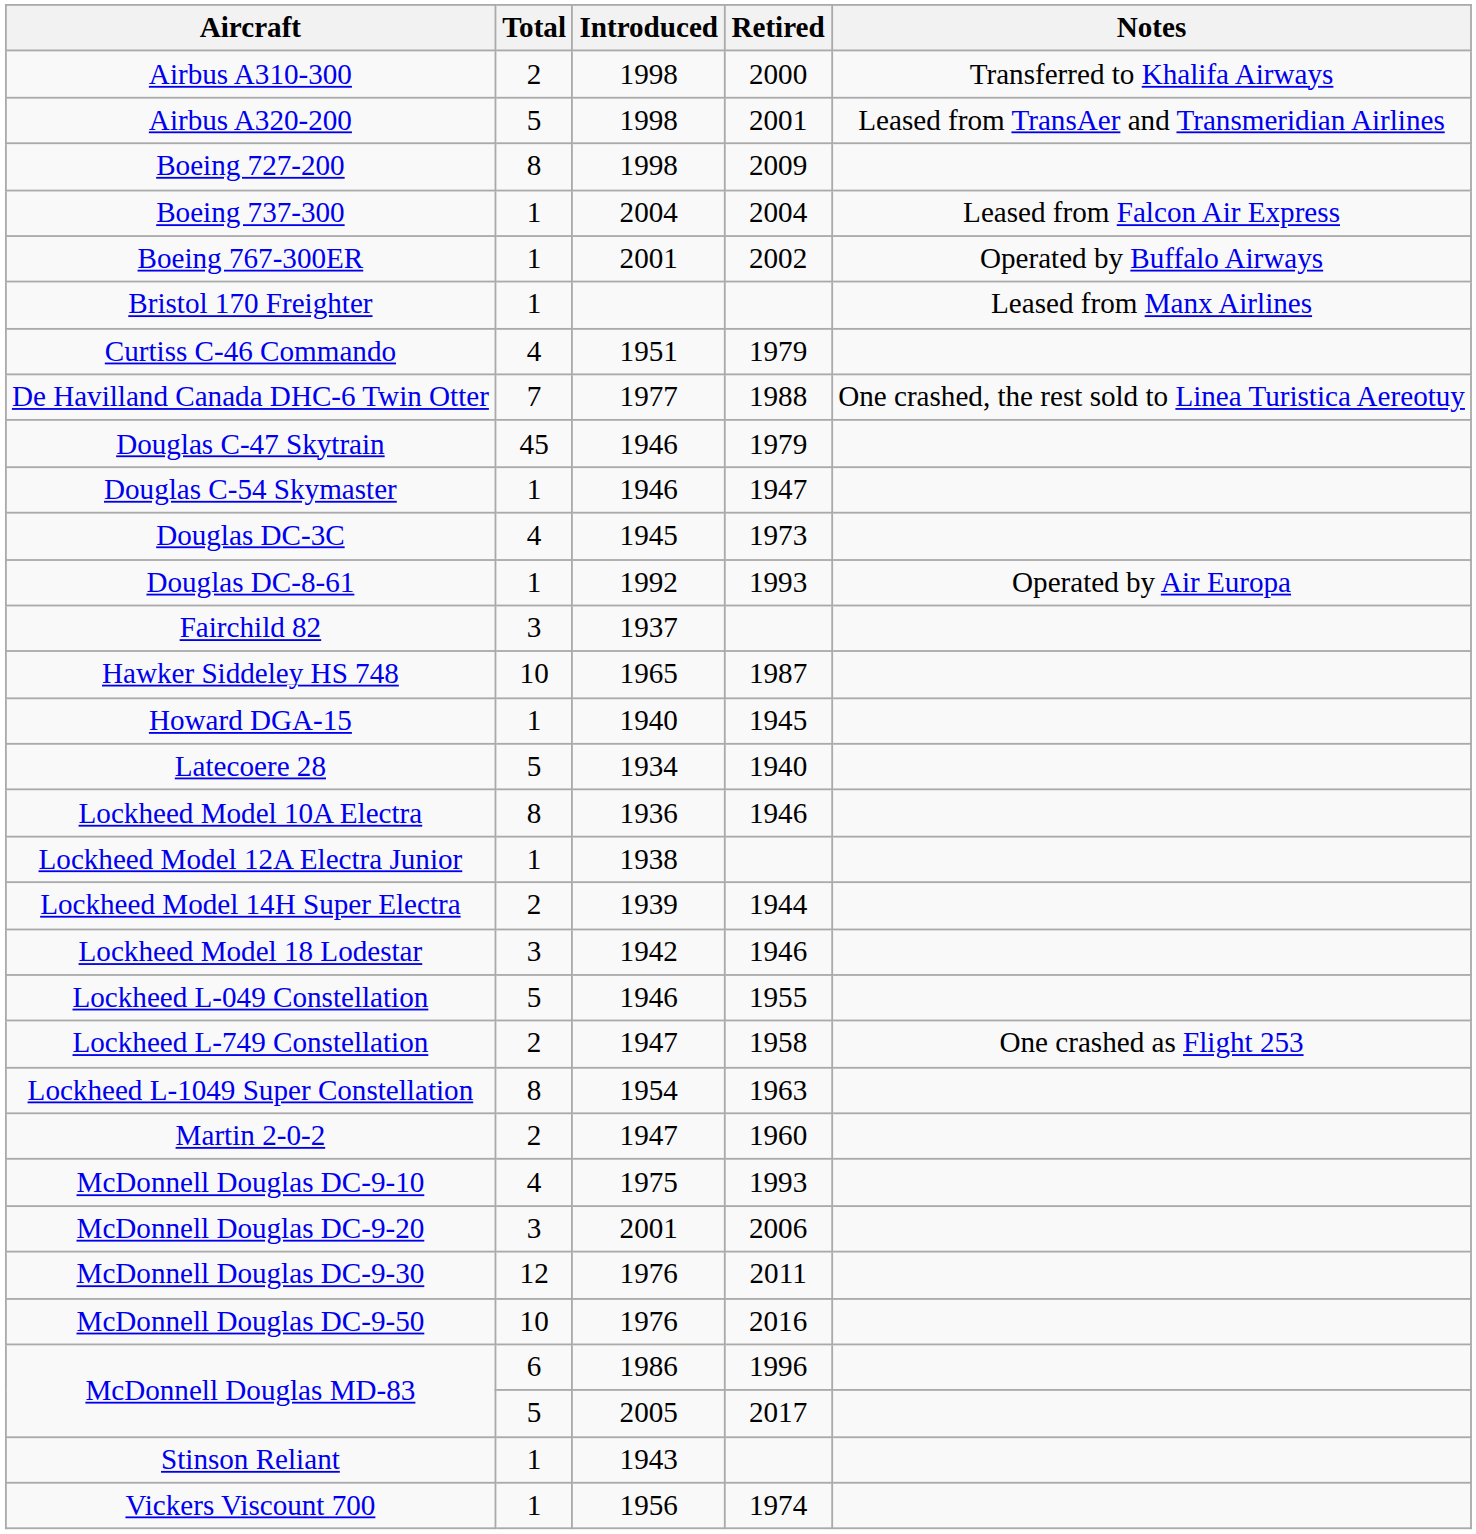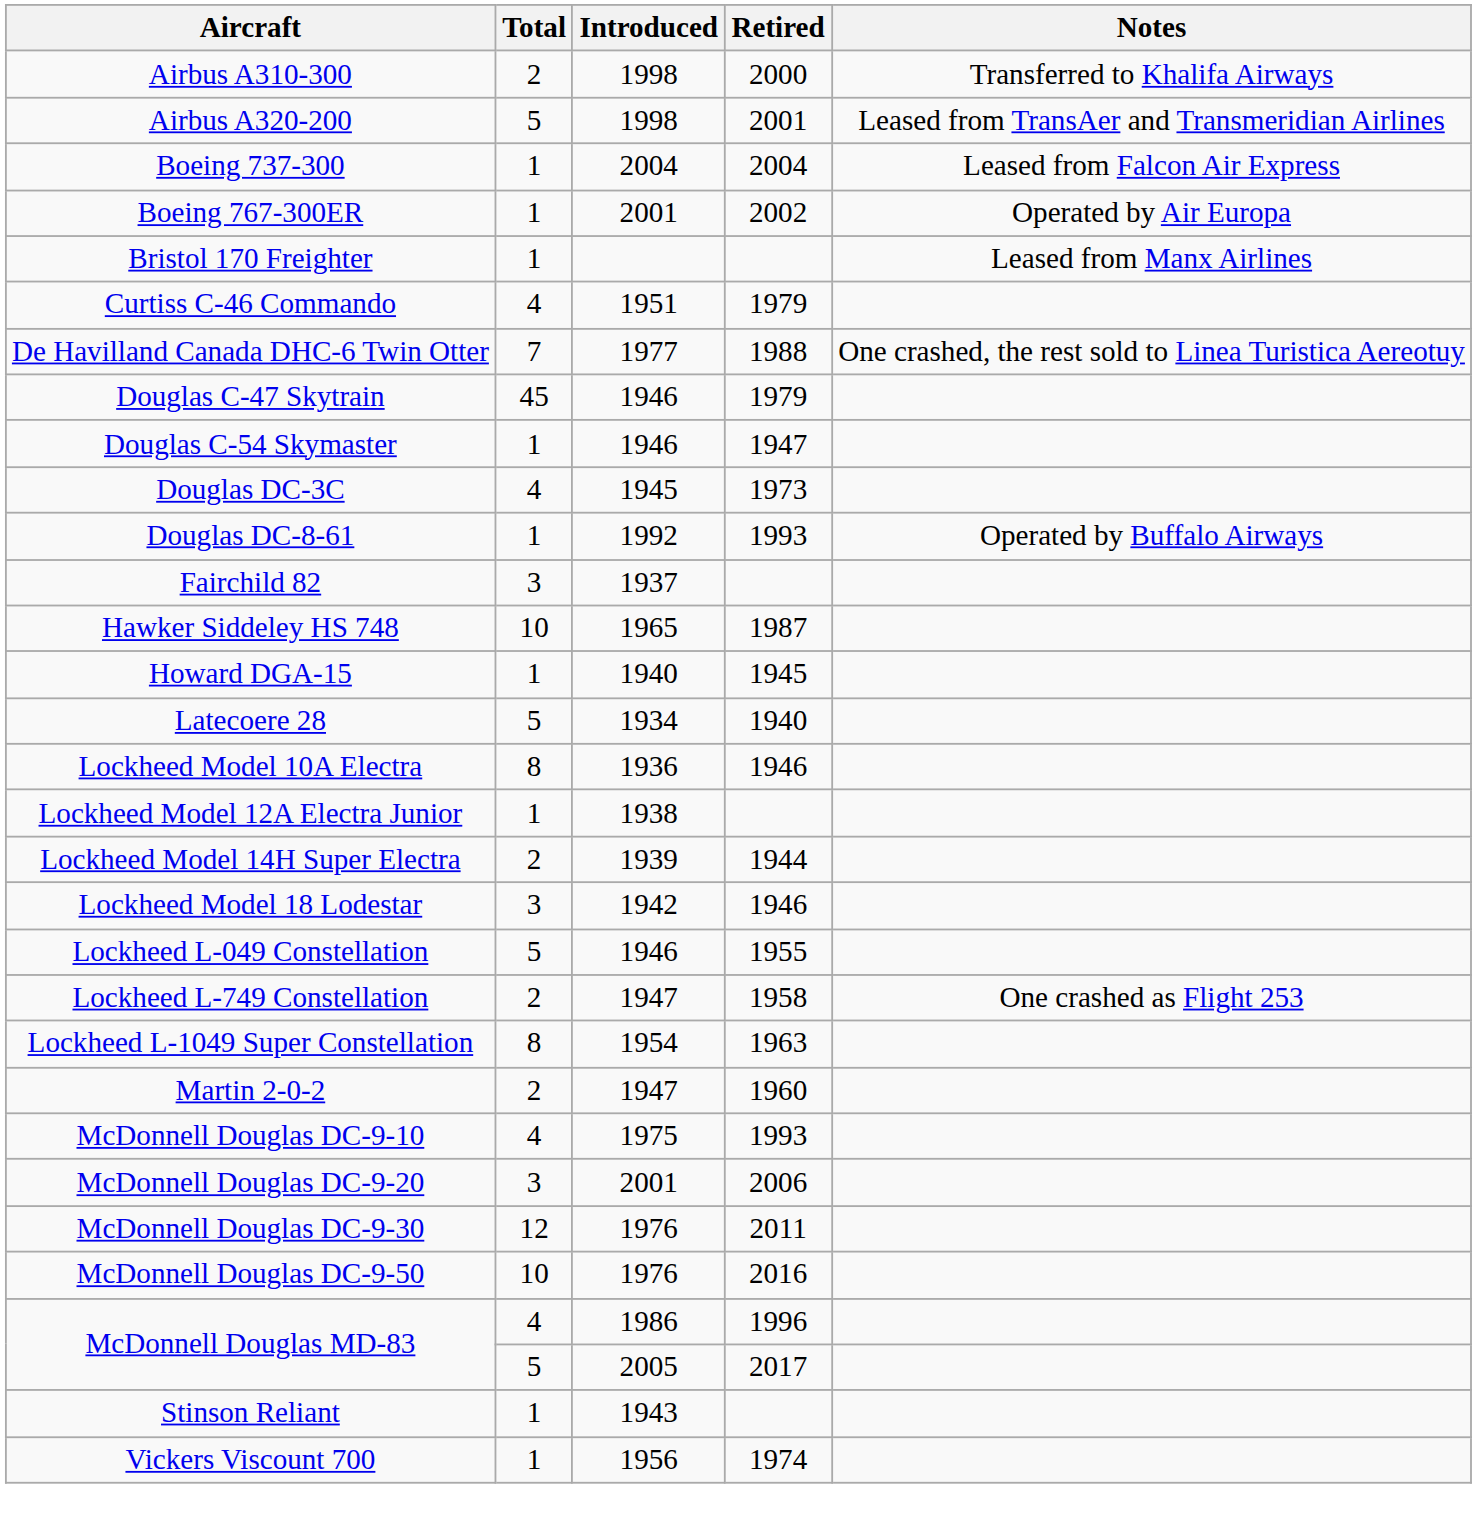- row: (250, 166)
(1152, 258) Operated by Buffalo Airways -> (1152, 212) Operated by Air Europa
(1152, 581) Operated by Air Europa -> (1152, 535) Operated by Buffalo Airways
(534, 1366) 6 -> (534, 1320) 4
